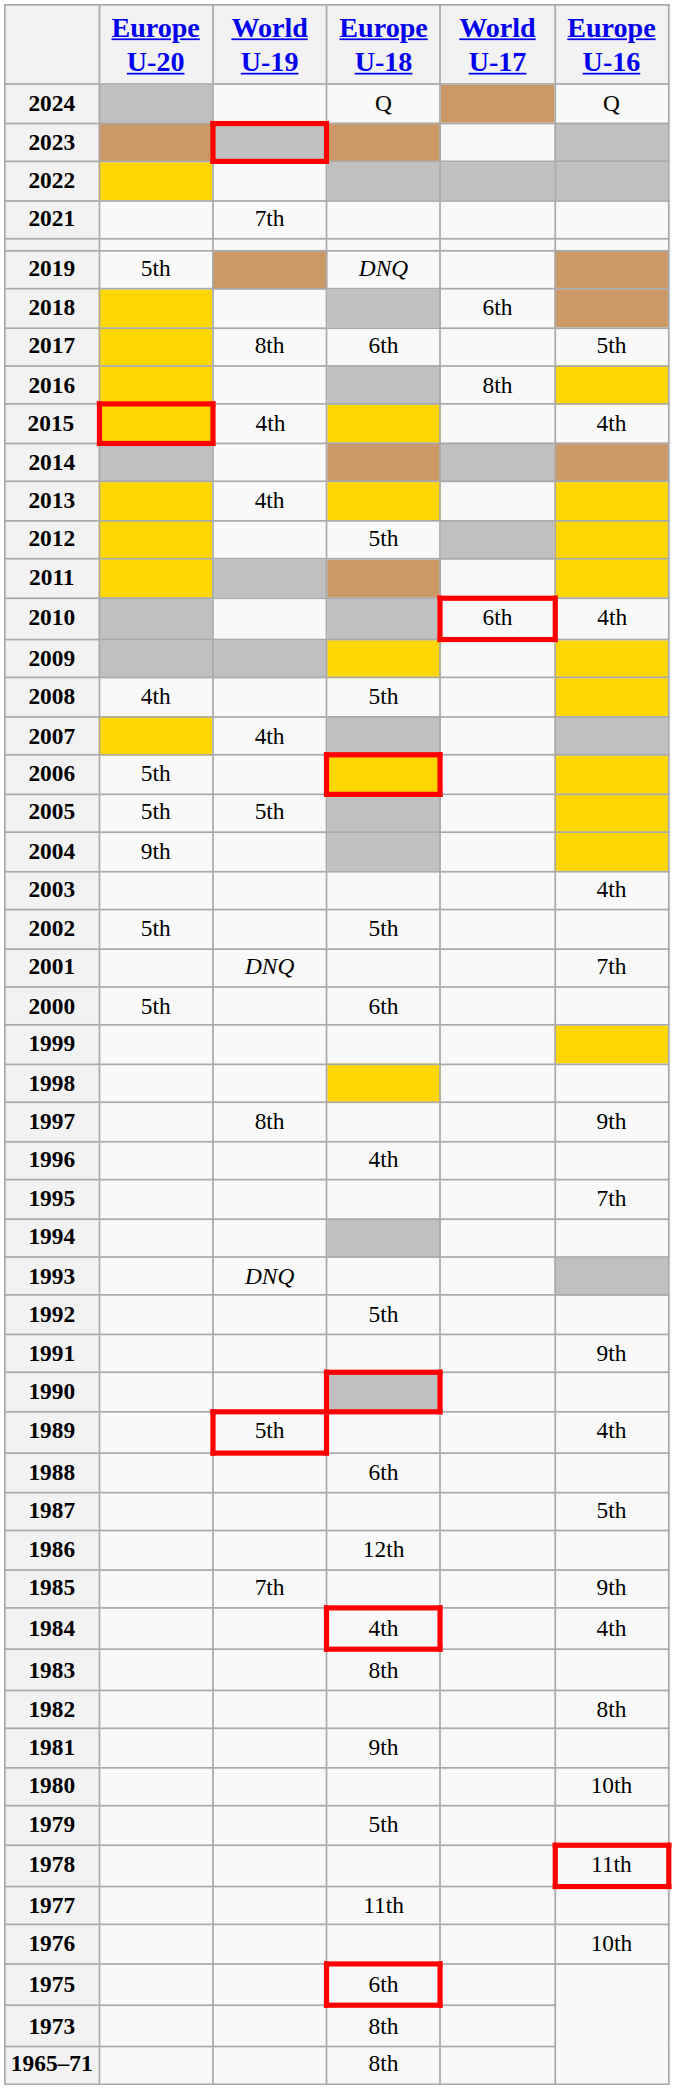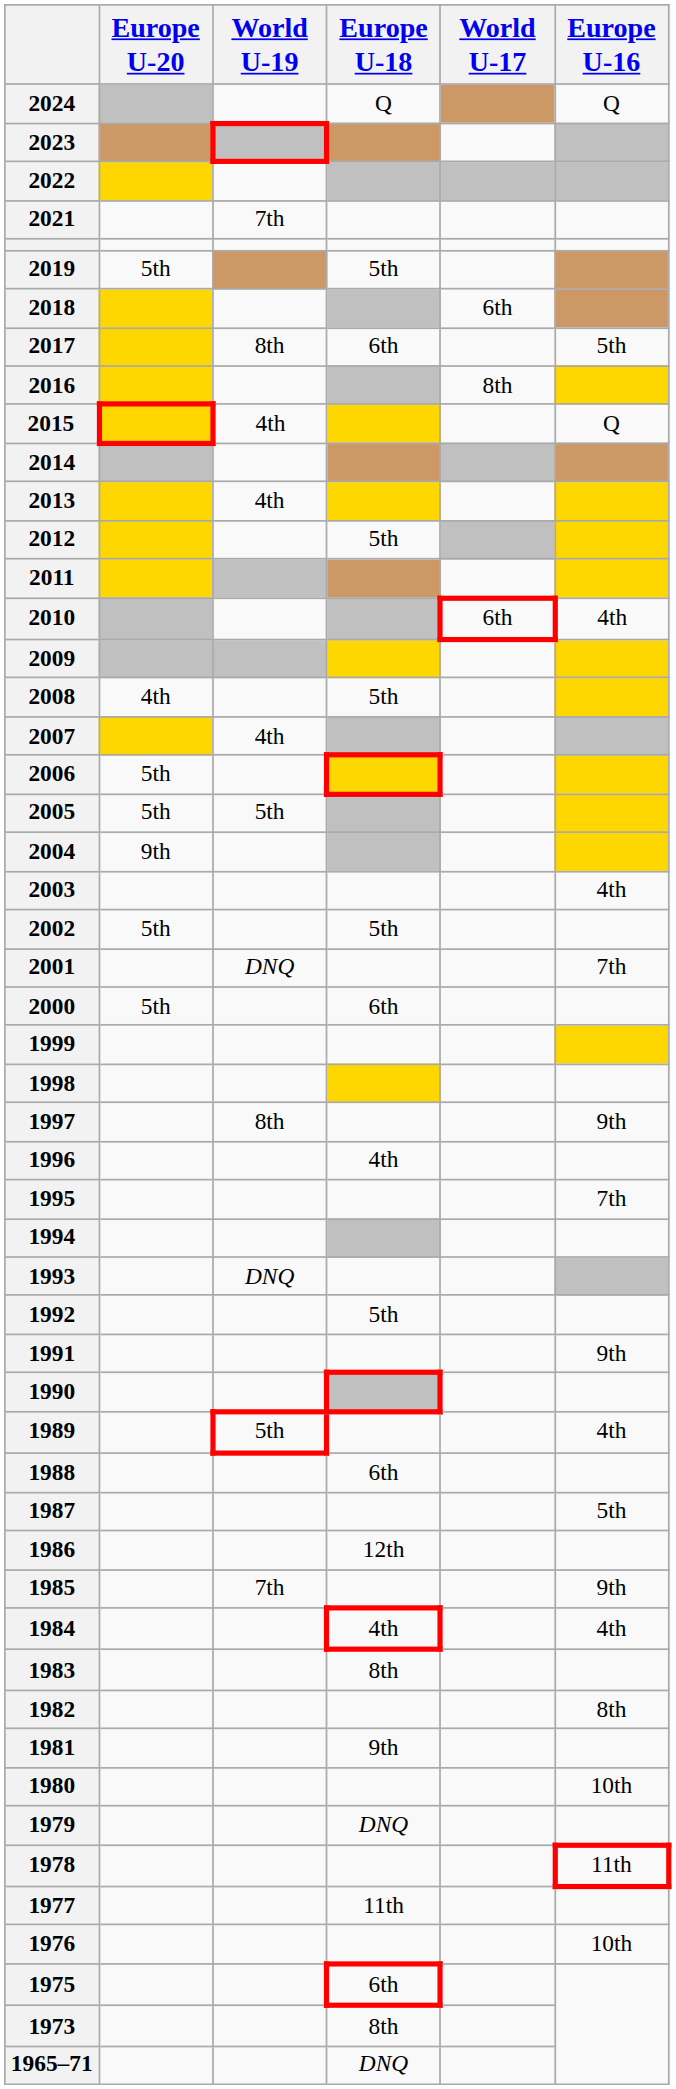(384, 268) DNQ -> (384, 268) 5th
(611, 423) 4th -> (611, 423) Q
(384, 1824) 5th -> (384, 1824) DNQ
(384, 2064) 8th -> (384, 2064) DNQ
